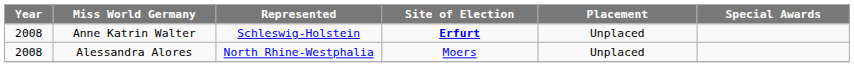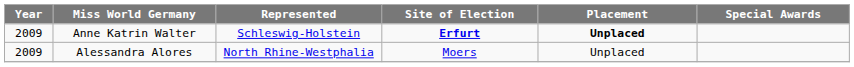(29, 33) 2008 -> (29, 33) 2009
(617, 33) normal -> (617, 33) bold
(29, 52) 2008 -> (29, 52) 2009
